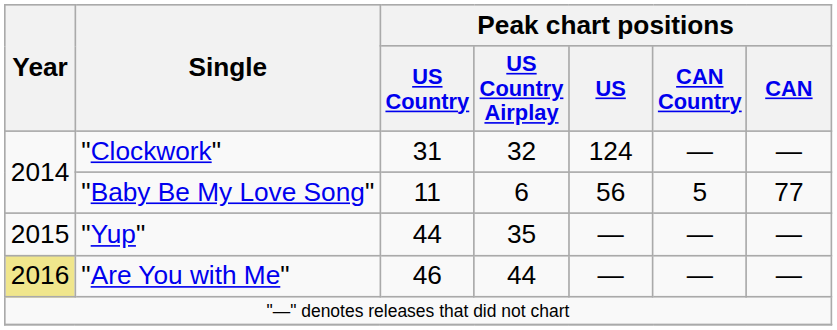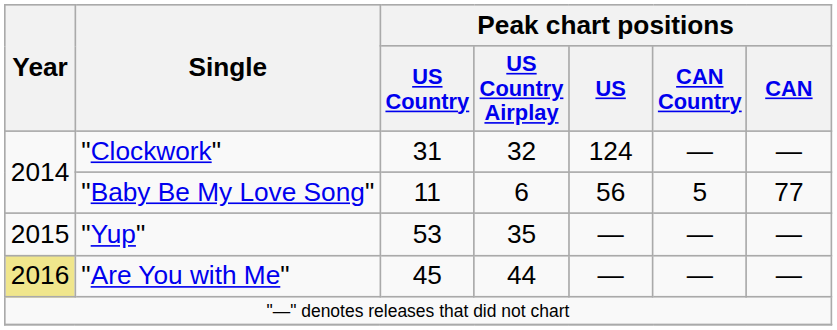(427, 234) 44 -> (427, 234) 53
(427, 275) 46 -> (427, 275) 45
